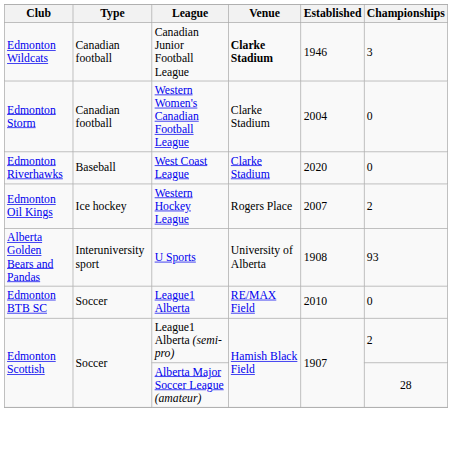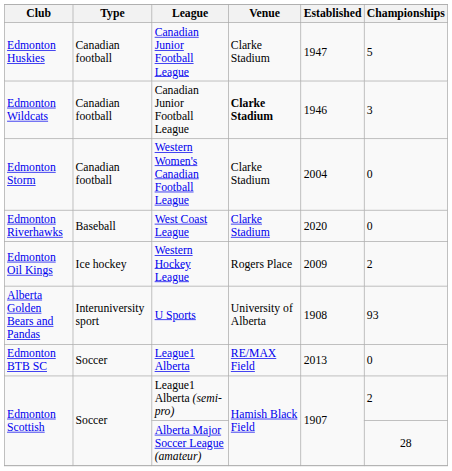+ row: (31, 51)
(315, 206) 2007 -> (315, 264) 2009
(315, 302) 2010 -> (315, 360) 2013
